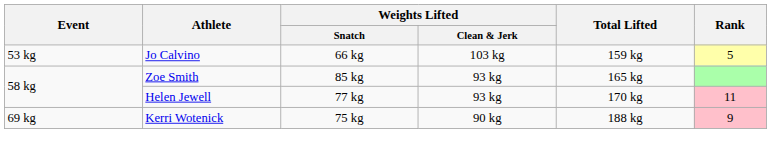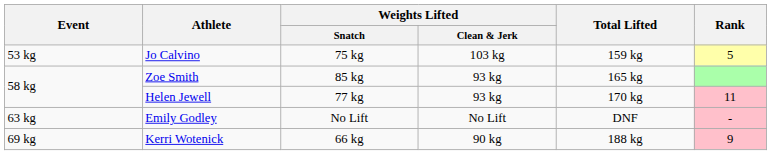(349, 55) 66 kg -> (349, 55) 75 kg
+ row: (181, 118)
(349, 118) 75 kg -> (349, 139) 66 kg
